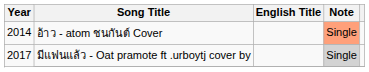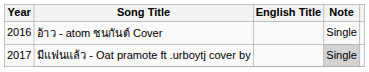(19, 33) 2014 -> (19, 33) 2016
(342, 33) lightsalmon background -> (342, 33) no background
